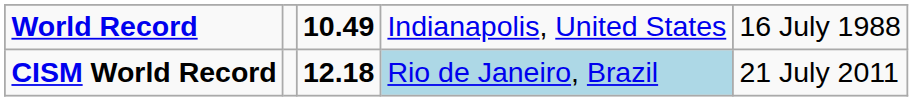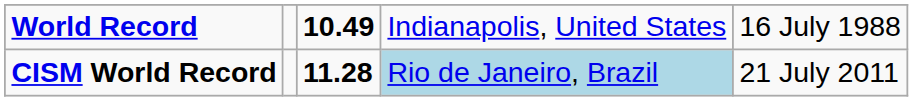(339, 72) 12.18 -> (338, 72) 11.28
